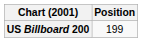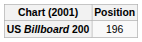(115, 29) 199 -> (115, 29) 196
